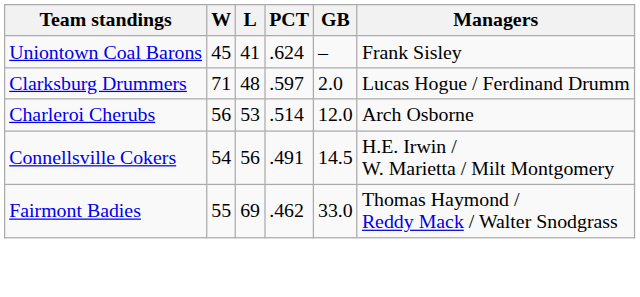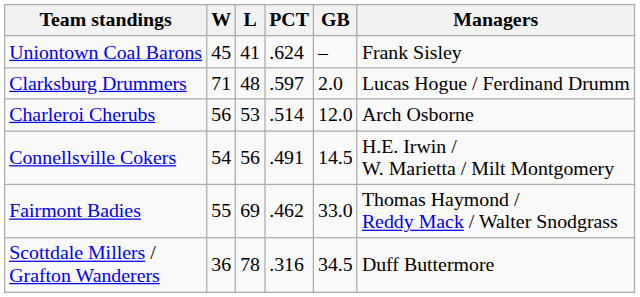+ row: (85, 264)
